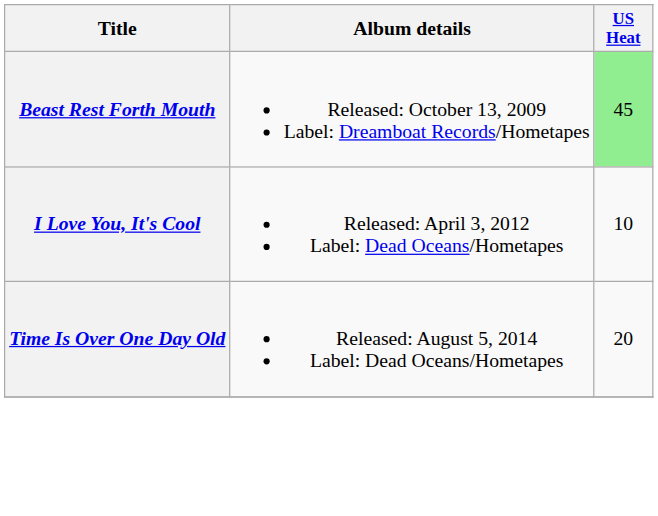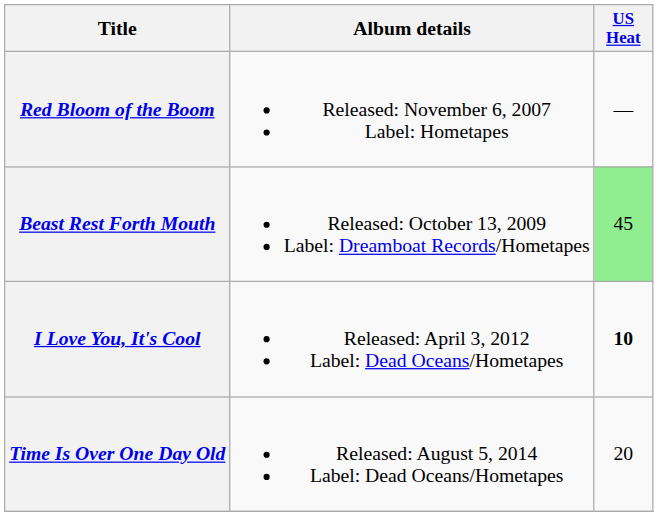+ row: (117, 109)
(623, 224) normal -> (623, 338) bold
